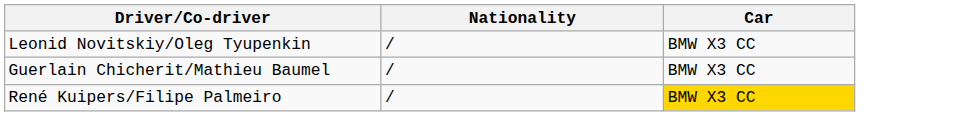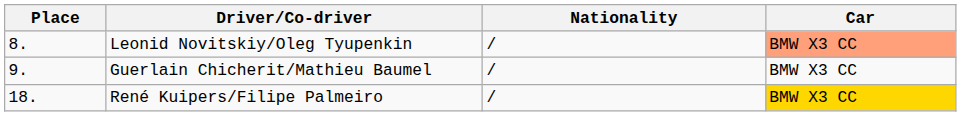+ column: (55, 18)
(712, 44) no background -> (813, 44) lightsalmon background
